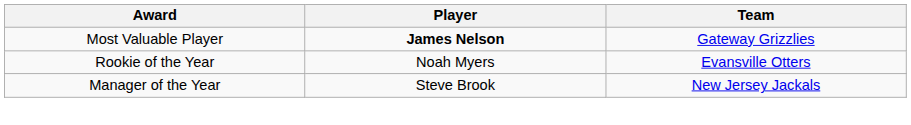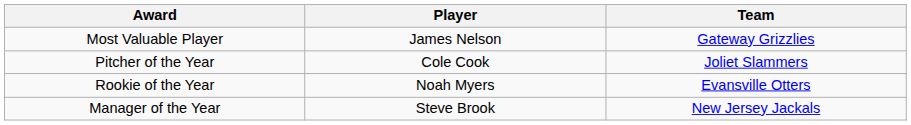(455, 39) bold -> (455, 39) normal
+ row: (155, 62)
